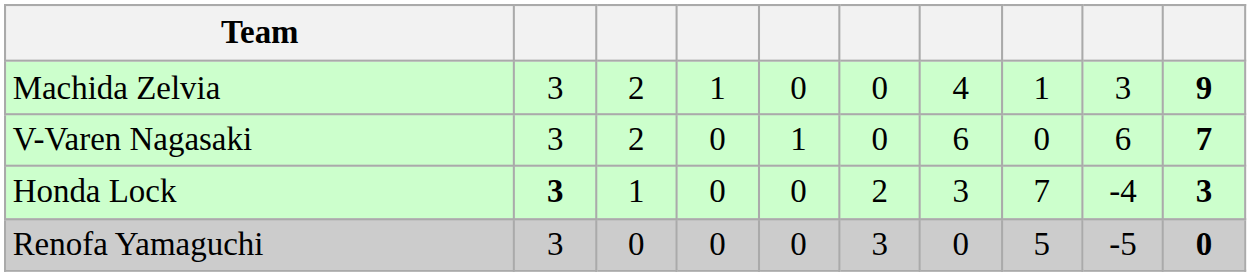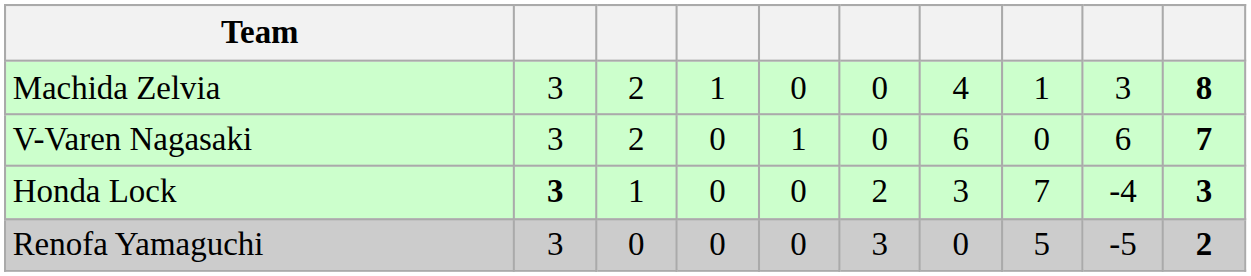(1204, 87) 9 -> (1204, 87) 8
(1204, 243) 0 -> (1204, 243) 2
